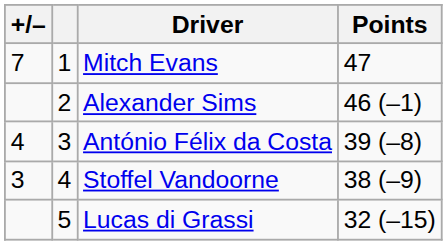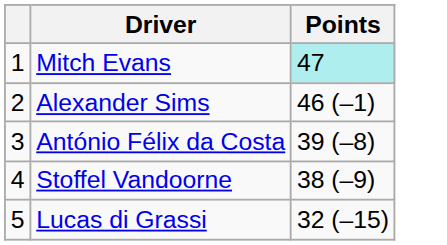- column: (28, 24)
(357, 63) no background -> (311, 63) paleturquoise background
